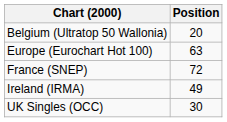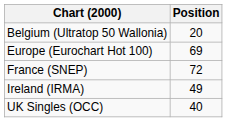(196, 51) 63 -> (196, 51) 69
(196, 107) 30 -> (196, 107) 40
